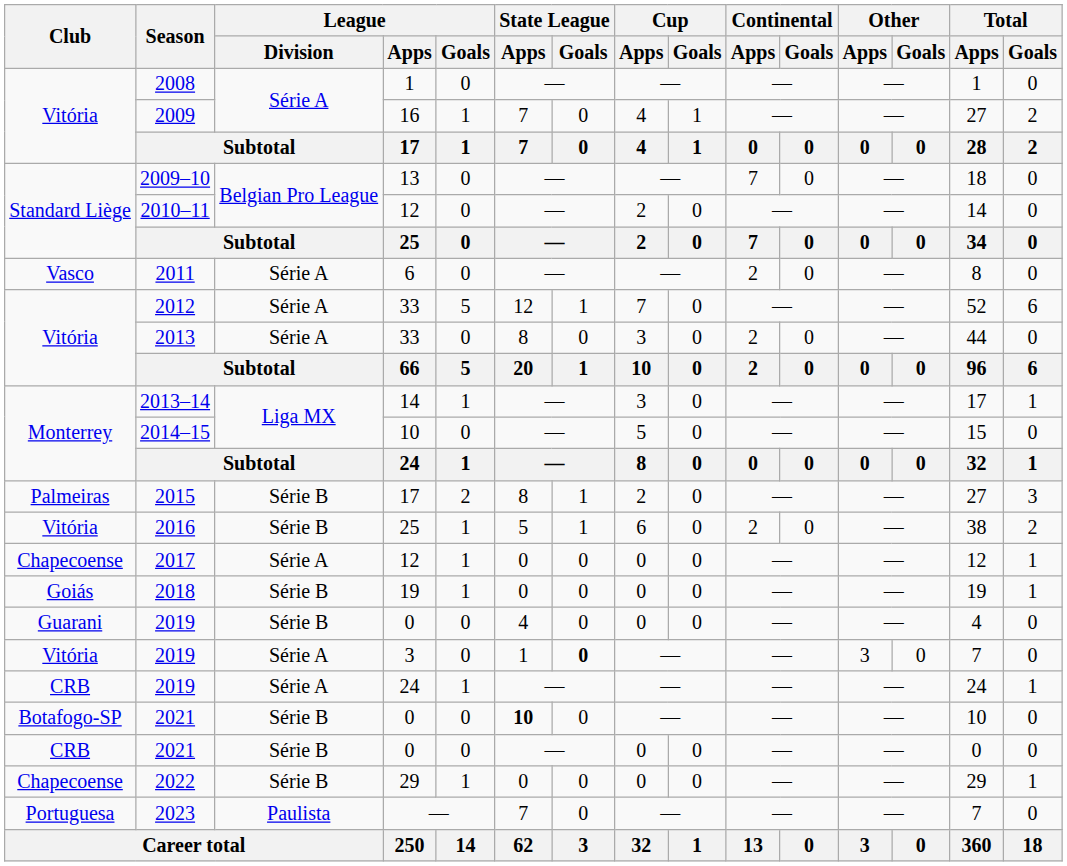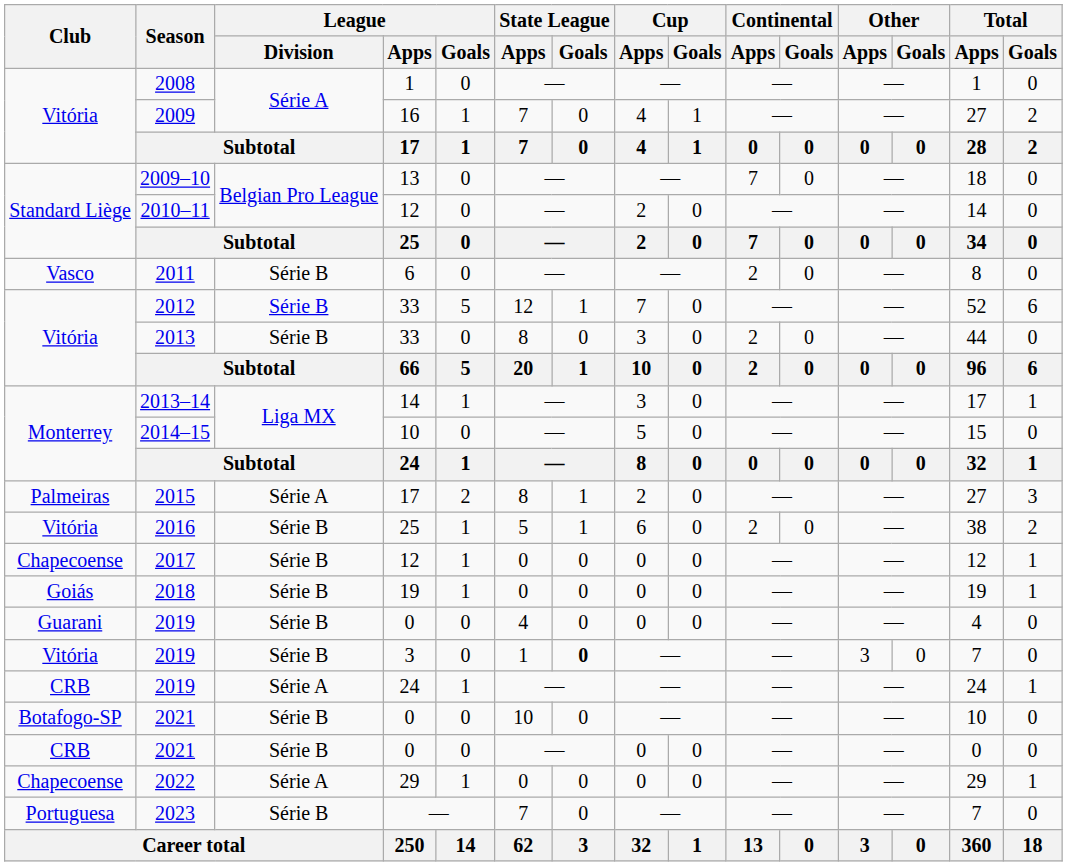(299, 274) Série A -> (299, 274) Série B
(299, 305) Série A -> (299, 305) Série B
(299, 337) Série A -> (299, 337) Série B
(299, 496) Série B -> (299, 496) Série A
(299, 559) Série A -> (299, 559) Série B
(299, 654) Série A -> (299, 654) Série B
(523, 718) bold -> (523, 718) normal
(299, 781) Série B -> (299, 781) Série A
(299, 813) Paulista -> (299, 813) Série B
